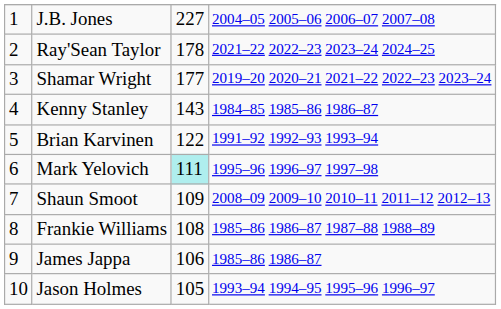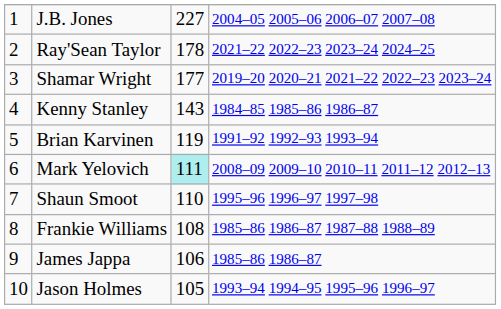(190, 139) 122 -> (190, 139) 119
(295, 169) 1995–96 1996–97 1997–98 -> (351, 169) 2008–09 2009–10 2010–11 2011–12 2012–13
(190, 199) 109 -> (190, 199) 110
(351, 199) 2008–09 2009–10 2010–11 2011–12 2012–13 -> (295, 199) 1995–96 1996–97 1997–98
